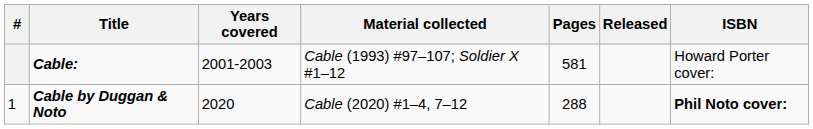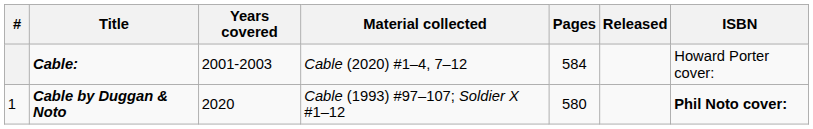(412, 64) Cable (1993) #97–107; Soldier X #1–12 -> (386, 64) Cable (2020) #1–4, 7–12
(574, 64) 581 -> (574, 64) 584
(386, 104) Cable (2020) #1–4, 7–12 -> (412, 104) Cable (1993) #97–107; Soldier X #1–12
(574, 104) 288 -> (574, 104) 580
